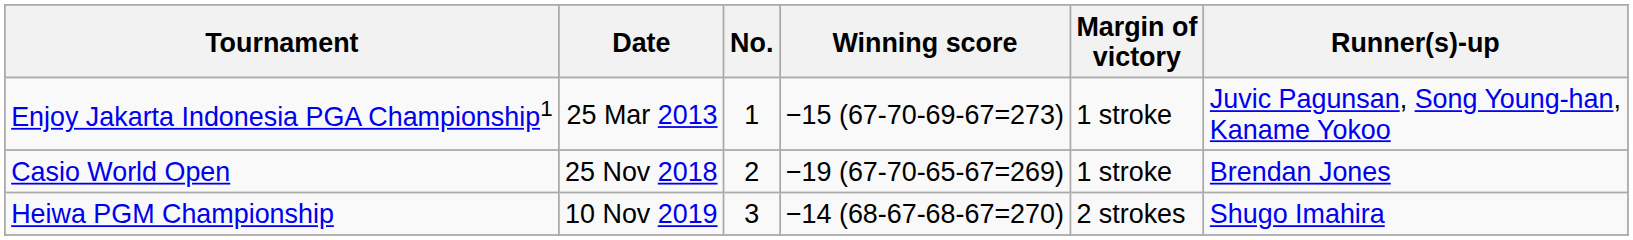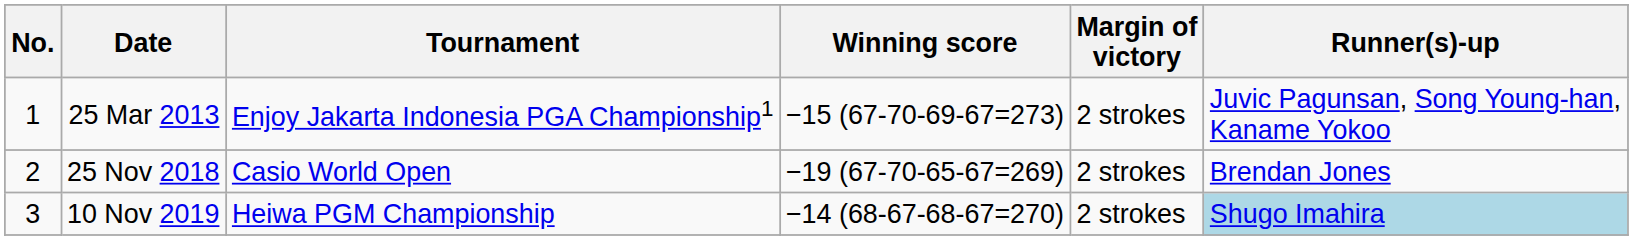columns swapped: (752, 41) <-> (282, 41)
(1124, 114) 1 stroke -> (1131, 114) 2 strokes
(1124, 172) 1 stroke -> (1131, 172) 2 strokes
(1297, 214) no background -> (1297, 214) lightblue background
